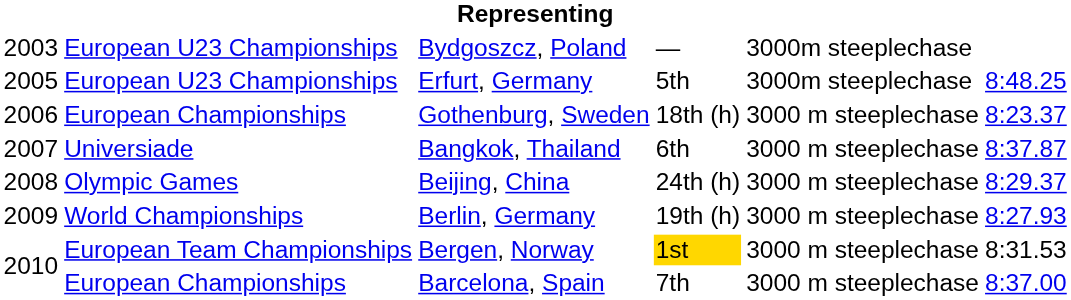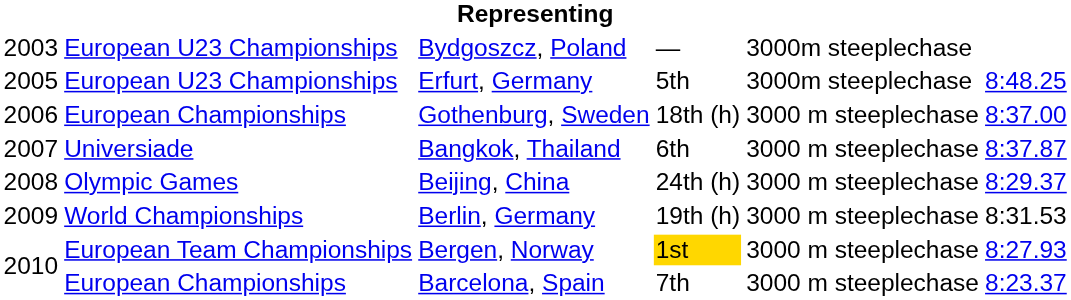(1026, 115) 8:23.37 -> (1026, 115) 8:37.00
(1026, 216) 8:27.93 -> (1026, 216) 8:31.53
(1026, 249) 8:31.53 -> (1026, 249) 8:27.93
(1026, 283) 8:37.00 -> (1026, 283) 8:23.37
